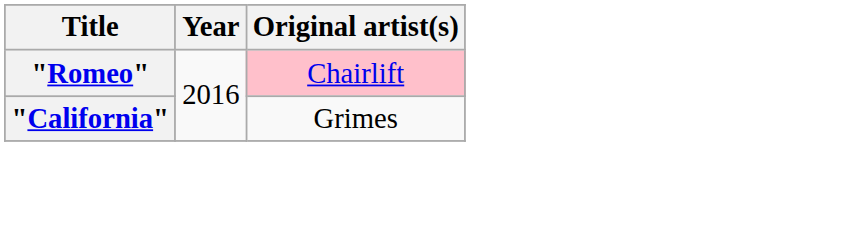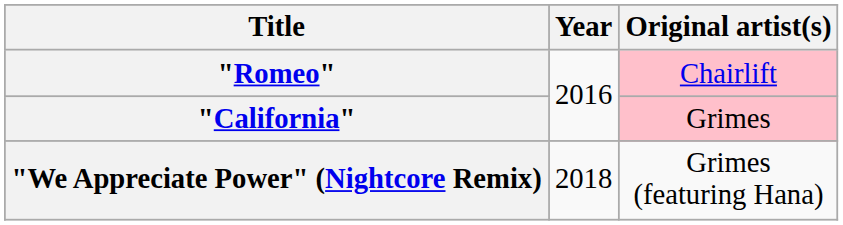(356, 118) no background -> (728, 118) pink background
+ row: (277, 179)
